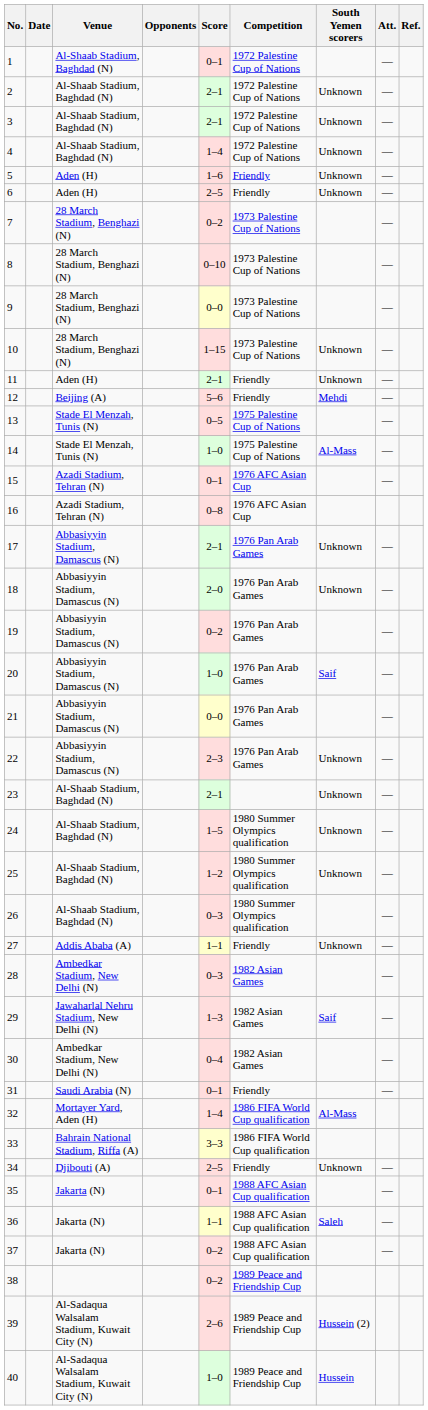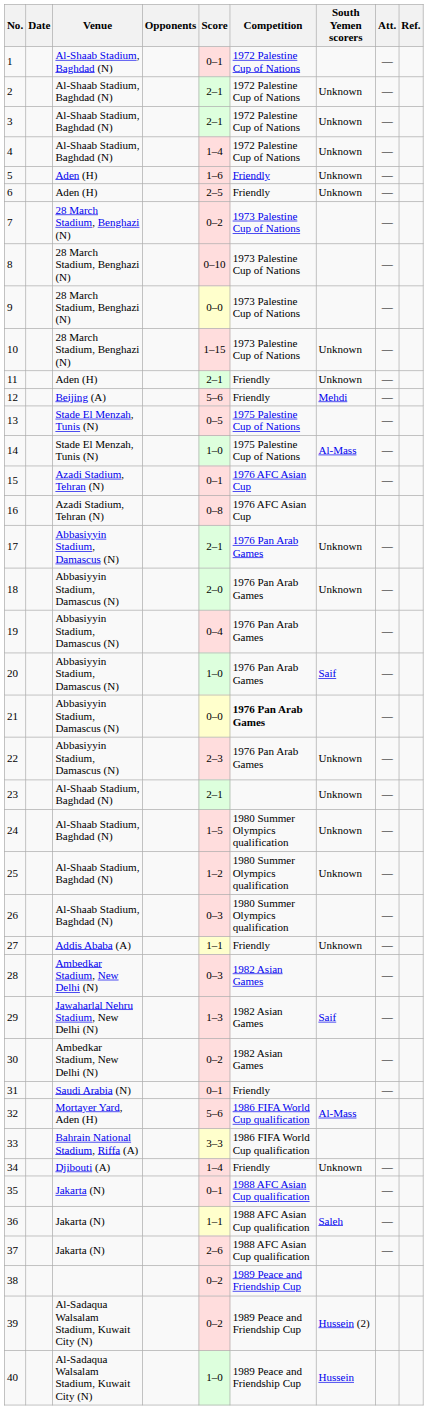(214, 631) 0–2 -> (214, 631) 0–4
(265, 716) normal -> (268, 716) bold
(214, 1060) 0–4 -> (214, 1060) 0–2
(214, 1113) 1–4 -> (214, 1113) 5–6
(214, 1167) 2–5 -> (214, 1167) 1–4
(214, 1251) 0–2 -> (214, 1251) 2–6
(214, 1323) 2–6 -> (214, 1323) 0–2
